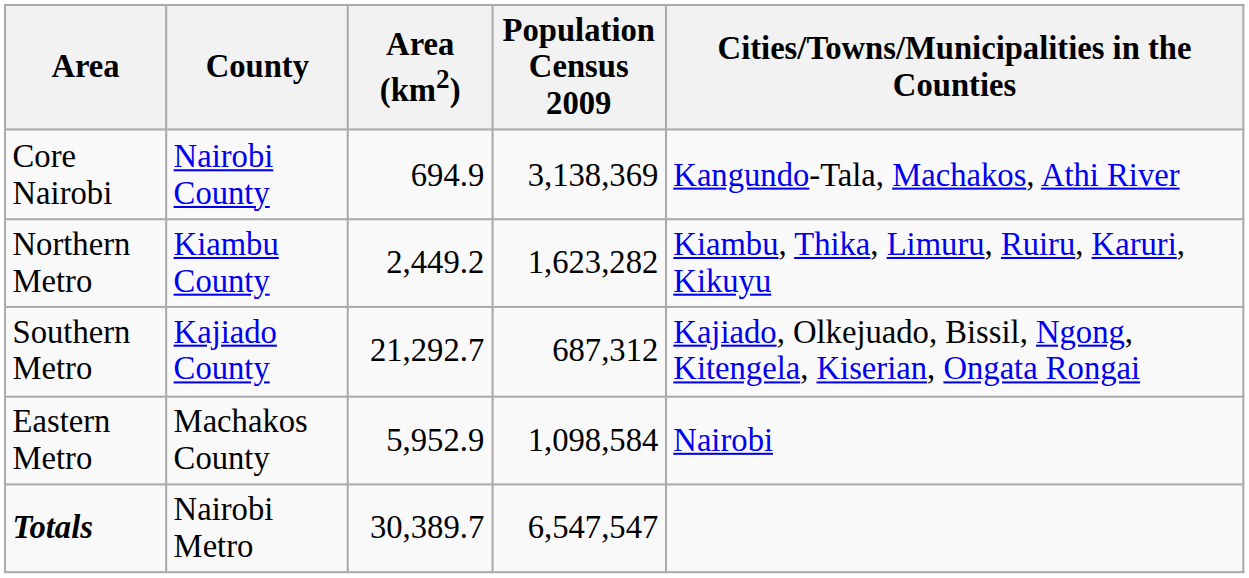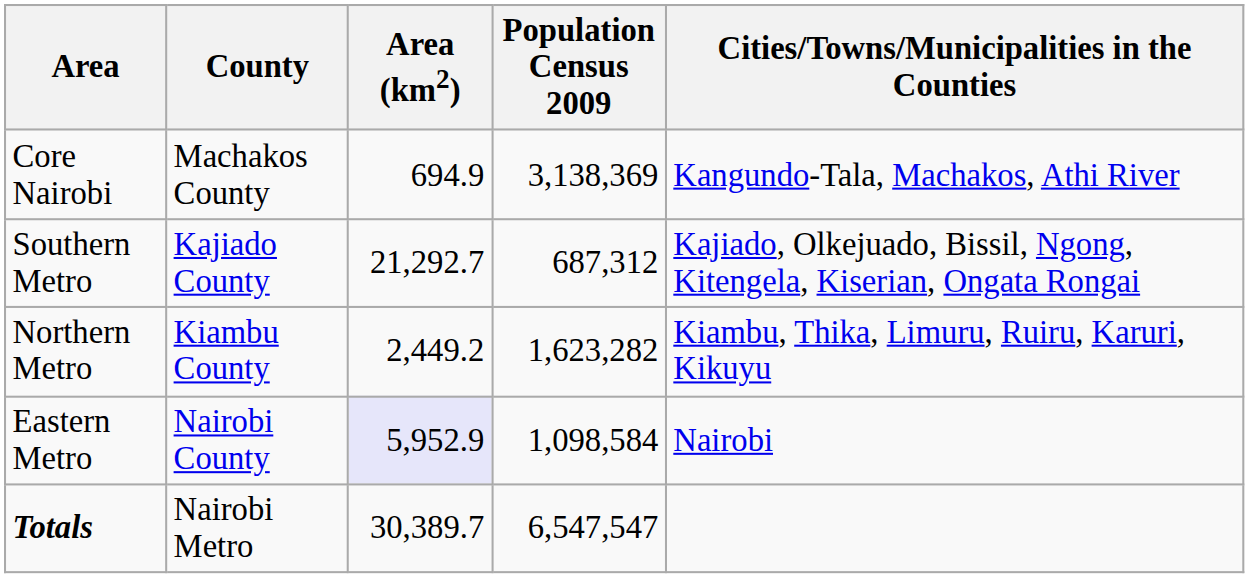(223, 173) Nairobi County -> (241, 173) Machakos County
rows swapped: (71, 262) <-> (71, 350)
(241, 439) Machakos County -> (223, 439) Nairobi County
(435, 439) no background -> (435, 439) lavender background
